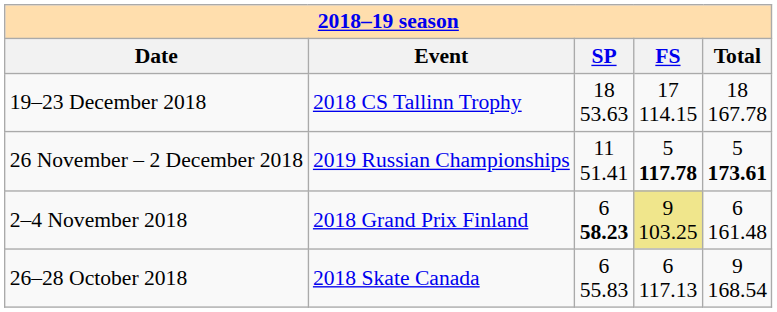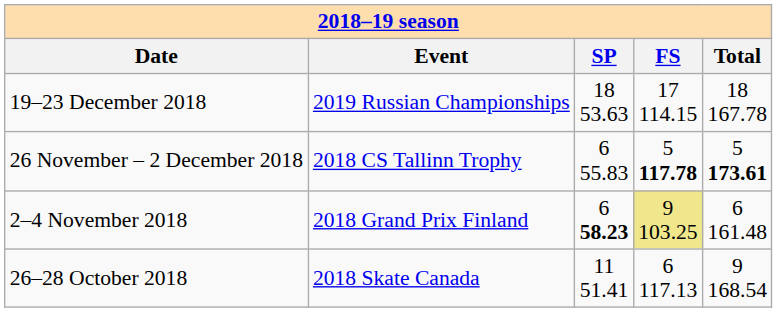(417, 102) 2018 CS Tallinn Trophy -> (441, 102) 2019 Russian Championships
(441, 160) 2019 Russian Championships -> (417, 160) 2018 CS Tallinn Trophy
(604, 160) 11 51.41 -> (604, 160) 6 55.83
(604, 277) 6 55.83 -> (604, 277) 11 51.41
